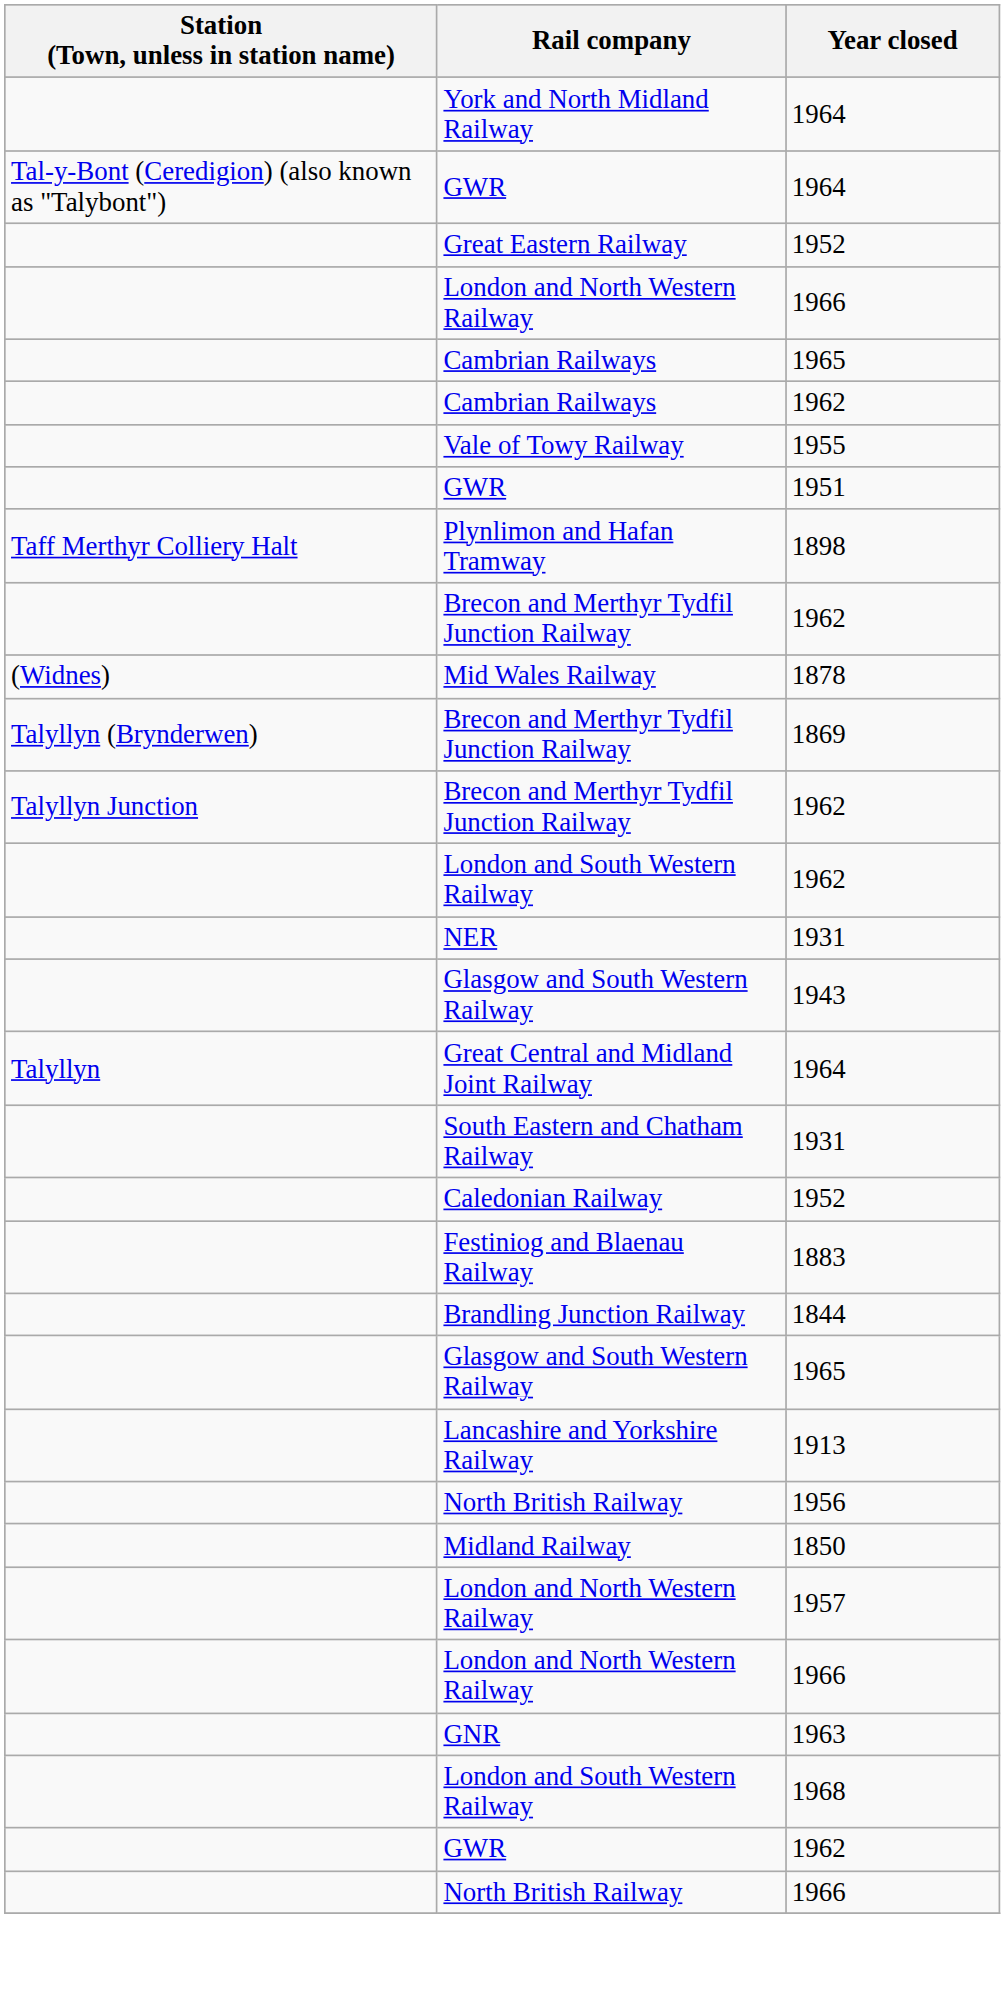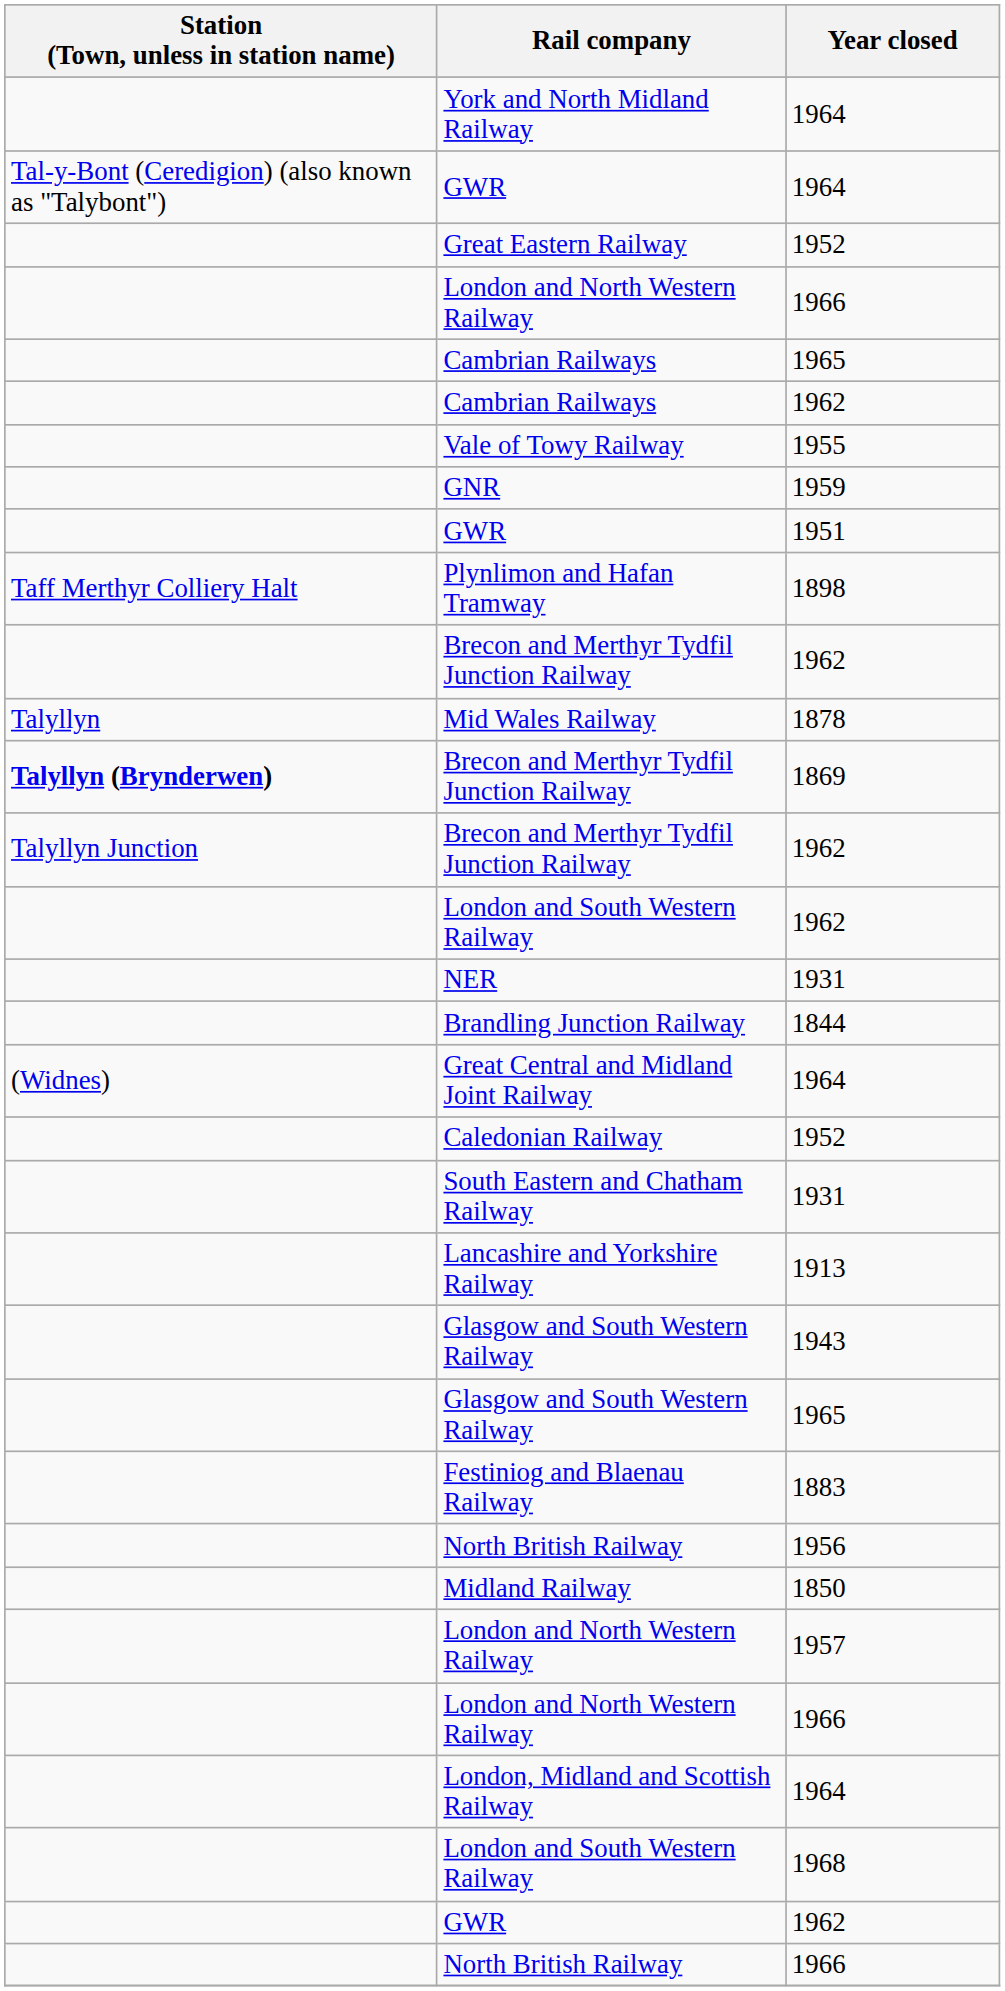+ row: (472, 487)
(61, 676) (Widnes) -> (56, 718) Talyllyn
(134, 733) normal -> (142, 776) bold
rows swapped: (594, 1314) <-> (596, 995)
(56, 1068) Talyllyn -> (61, 1080) (Widnes)
rows swapped: (593, 1140) <-> (553, 1198)
rows swapped: (564, 1256) <-> (580, 1444)
- row: (472, 1733)
+ row: (607, 1791)
